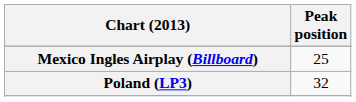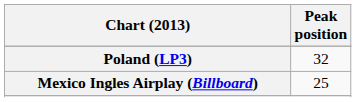rows swapped: (148, 58) <-> (148, 83)
